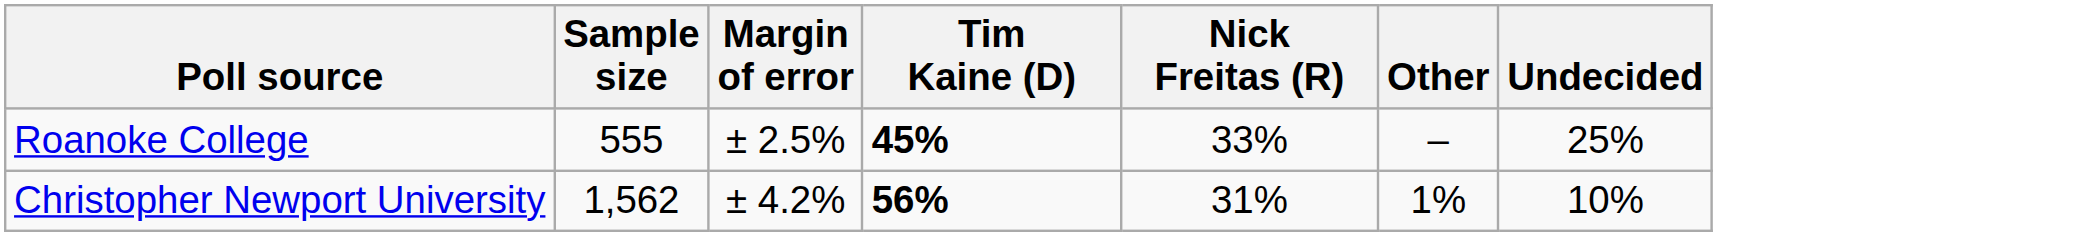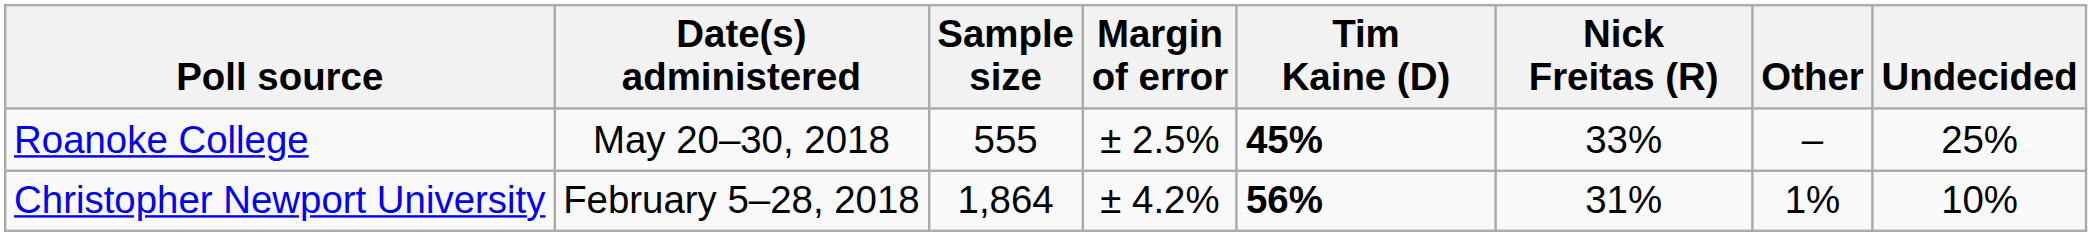+ column: (741, 56)
(631, 199) 1,562 -> (1006, 199) 1,864
